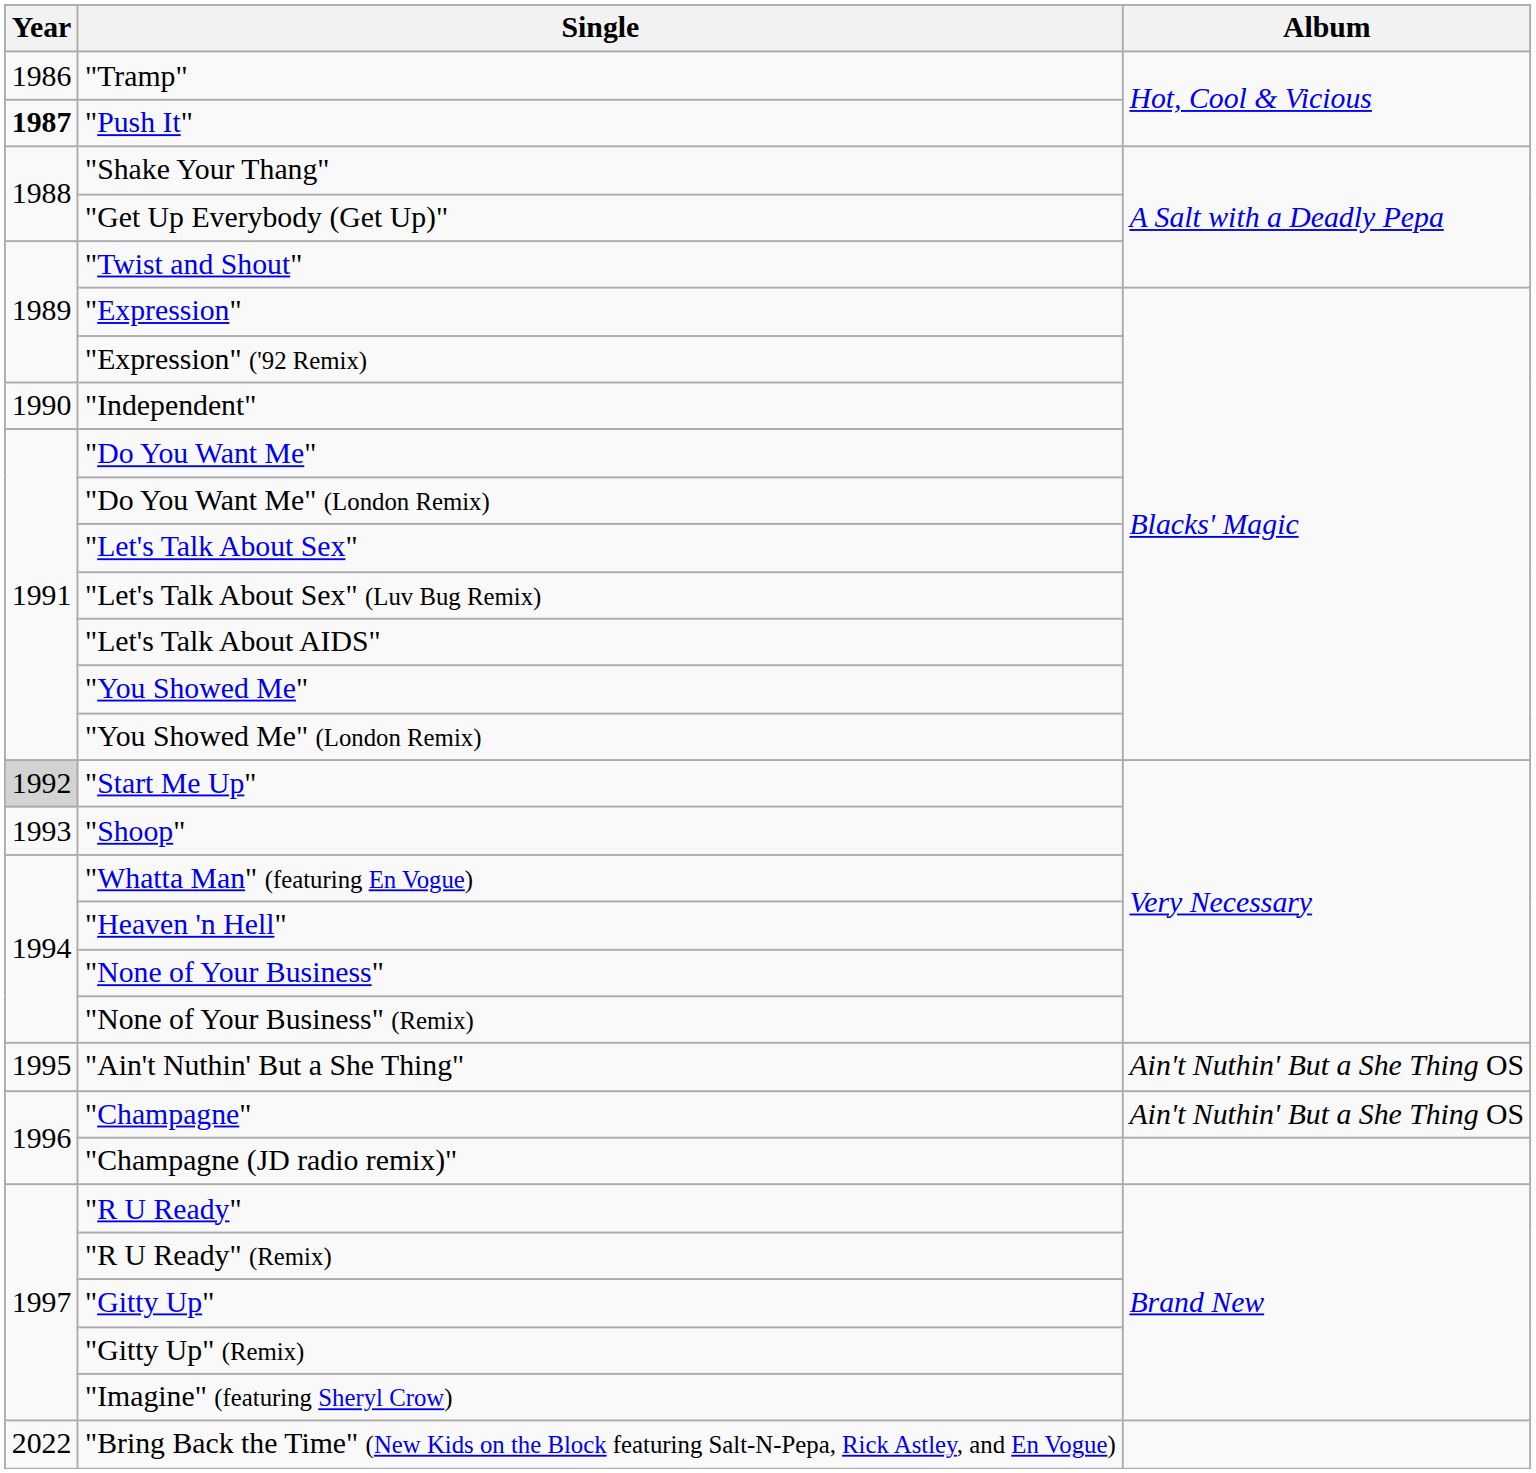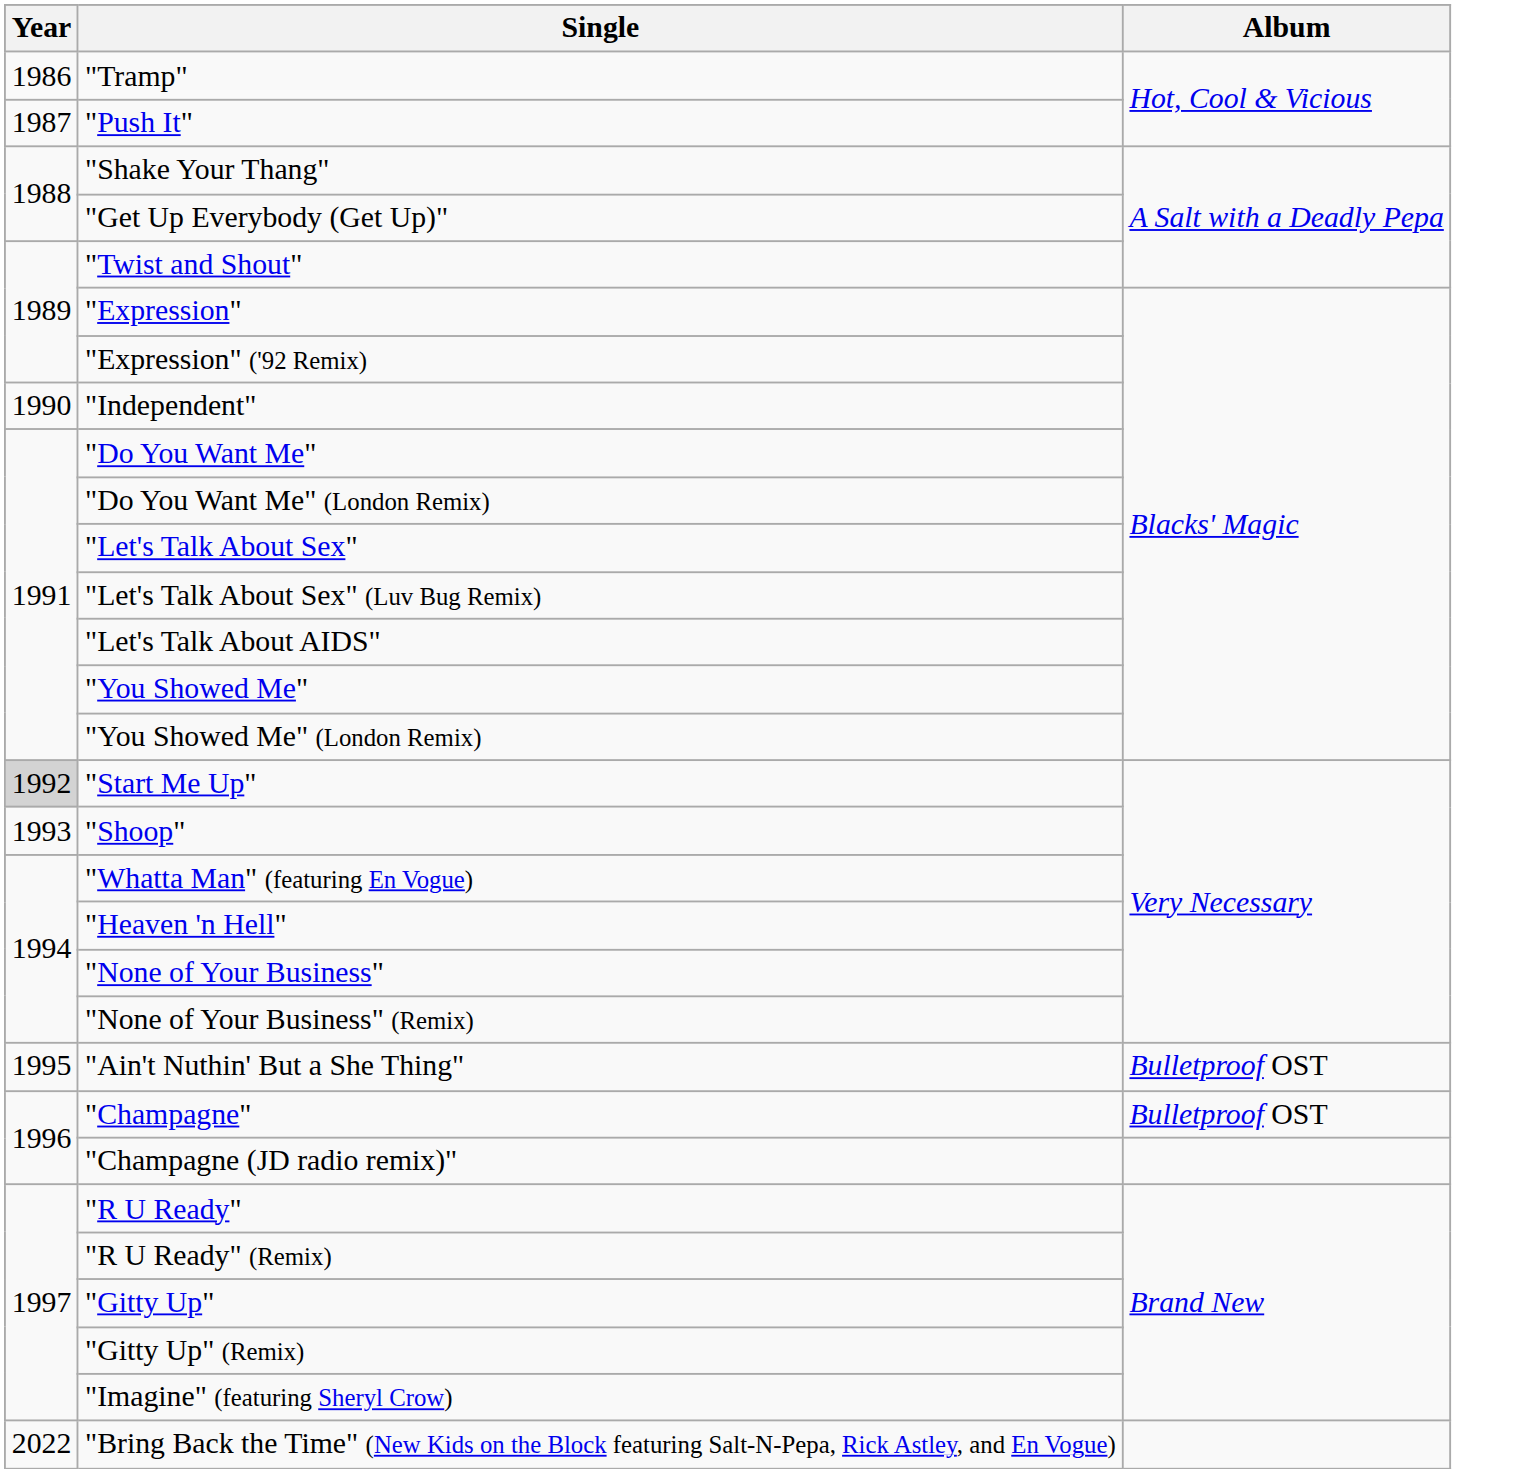(42, 122) bold -> (42, 122) normal
(1327, 1066) Ain't Nuthin' But a She Thing OS -> (1229, 1066) Bulletproof OST
(1327, 1113) Ain't Nuthin' But a She Thing OS -> (1229, 1113) Bulletproof OST
